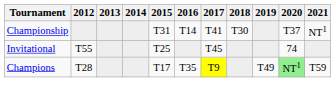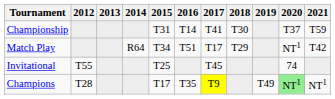(318, 31) NT1 -> (318, 29) T59
+ row: (31, 47)
(318, 67) T59 -> (318, 84) NT1
